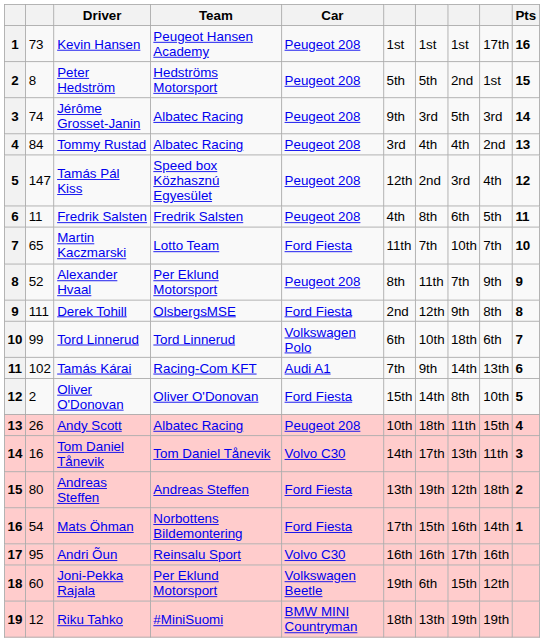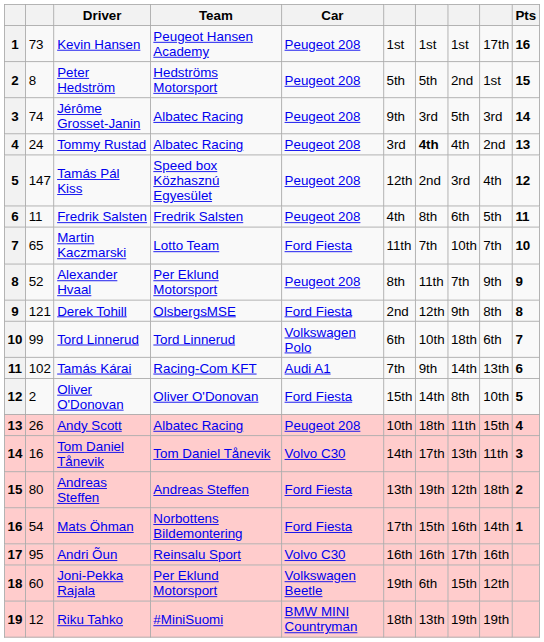(36, 145) 84 -> (36, 145) 24
(428, 145) normal -> (429, 145) bold
(39, 311) 111 -> (40, 311) 121
